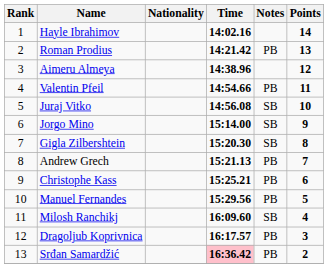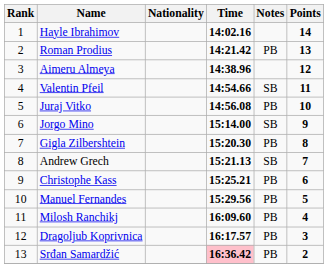(270, 87) PB -> (270, 87) SB
(270, 106) SB -> (270, 106) PB
(270, 143) SB -> (270, 143) PB
(270, 161) PB -> (270, 161) SB
(270, 217) SB -> (270, 217) PB
